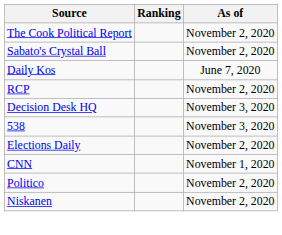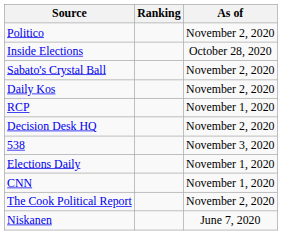rows swapped: (69, 32) <-> (26, 182)
+ row: (45, 51)
(230, 70) June 7, 2020 -> (230, 88) November 2, 2020
(230, 88) November 2, 2020 -> (230, 107) November 1, 2020
(230, 107) November 3, 2020 -> (230, 126) November 2, 2020
(230, 145) November 2, 2020 -> (230, 164) November 1, 2020
(230, 201) November 2, 2020 -> (230, 220) June 7, 2020
